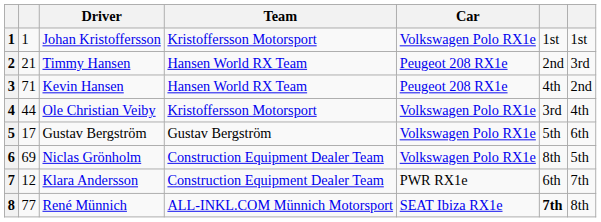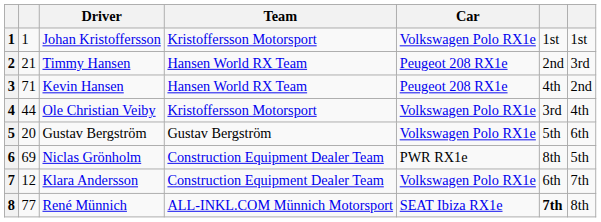(29, 134) 17 -> (29, 134) 20
(468, 157) Volkswagen Polo RX1e -> (434, 157) PWR RX1e
(434, 181) PWR RX1e -> (468, 181) Volkswagen Polo RX1e
